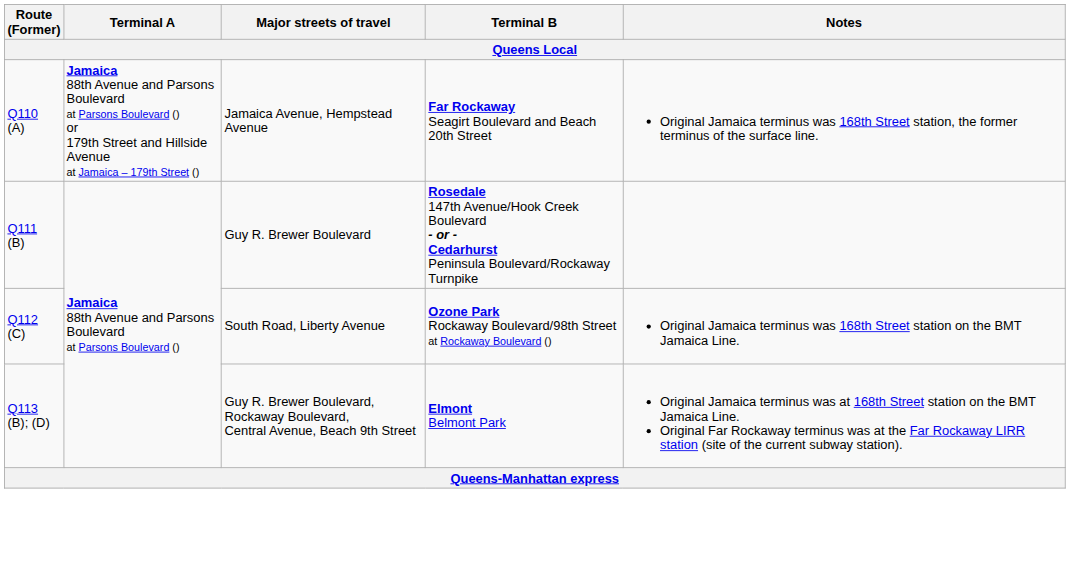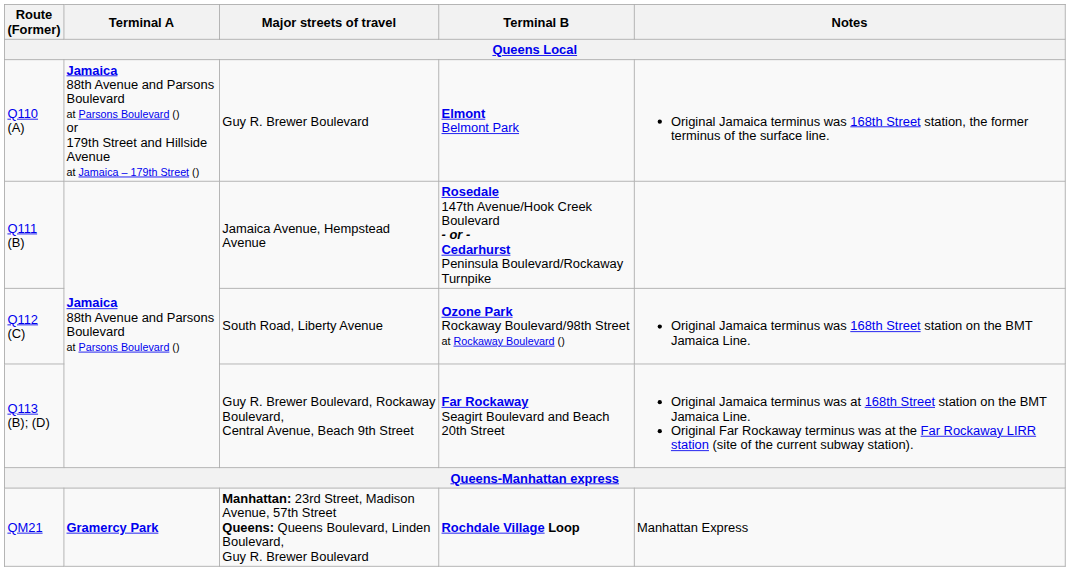(308, 121) Jamaica Avenue, Hempstead Avenue -> (296, 121) Guy R. Brewer Boulevard
(512, 121) Far Rockaway Seagirt Boulevard and Beach 20th Street -> (480, 121) Elmont Belmont Park
(298, 235) Guy R. Brewer Boulevard -> (306, 235) Jamaica Avenue, Hempstead Avenue
(467, 416) Elmont Belmont Park -> (526, 416) Far Rockaway Seagirt Boulevard and Beach 20th Street
+ row: (25, 528)
